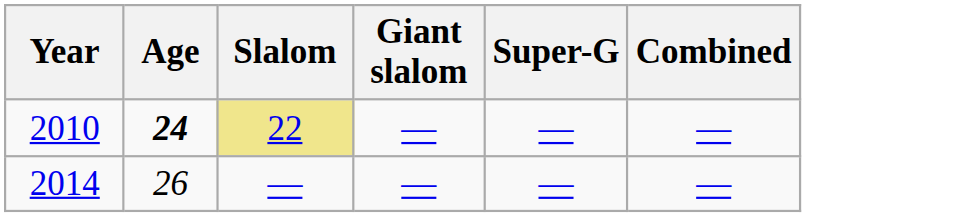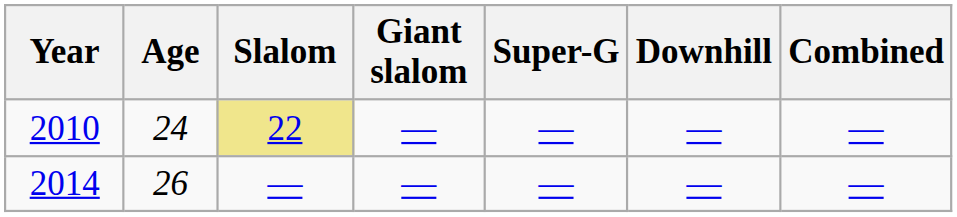+ column: (704, 51)
(170, 127) bold -> (170, 127) normal
